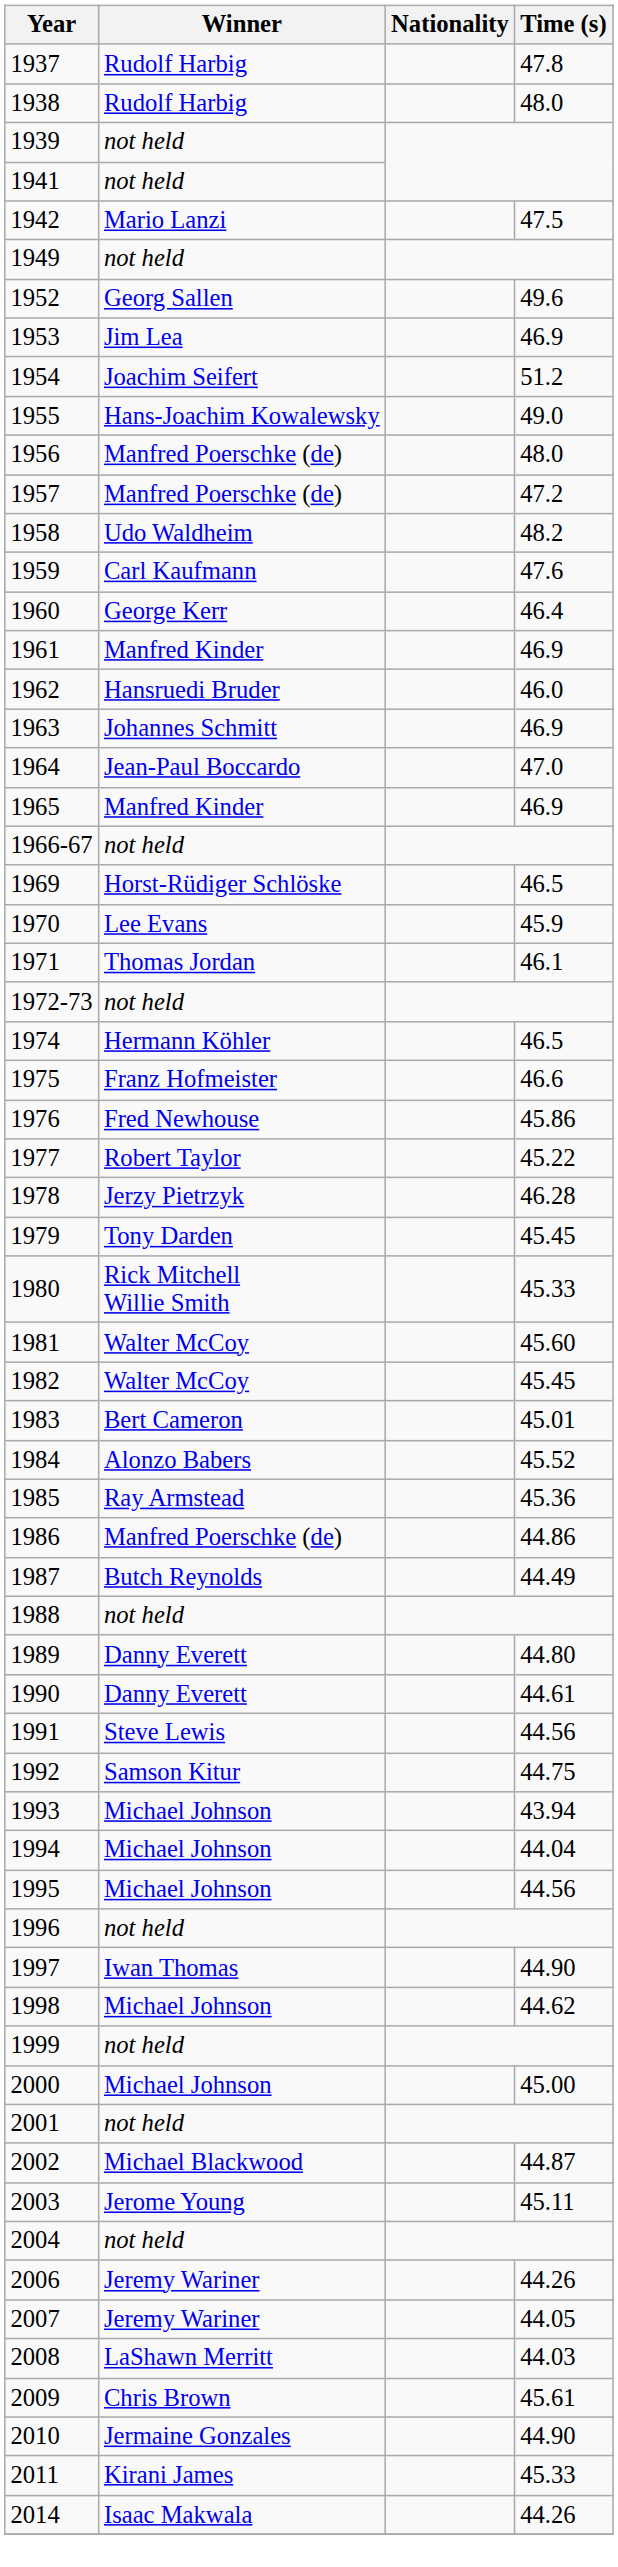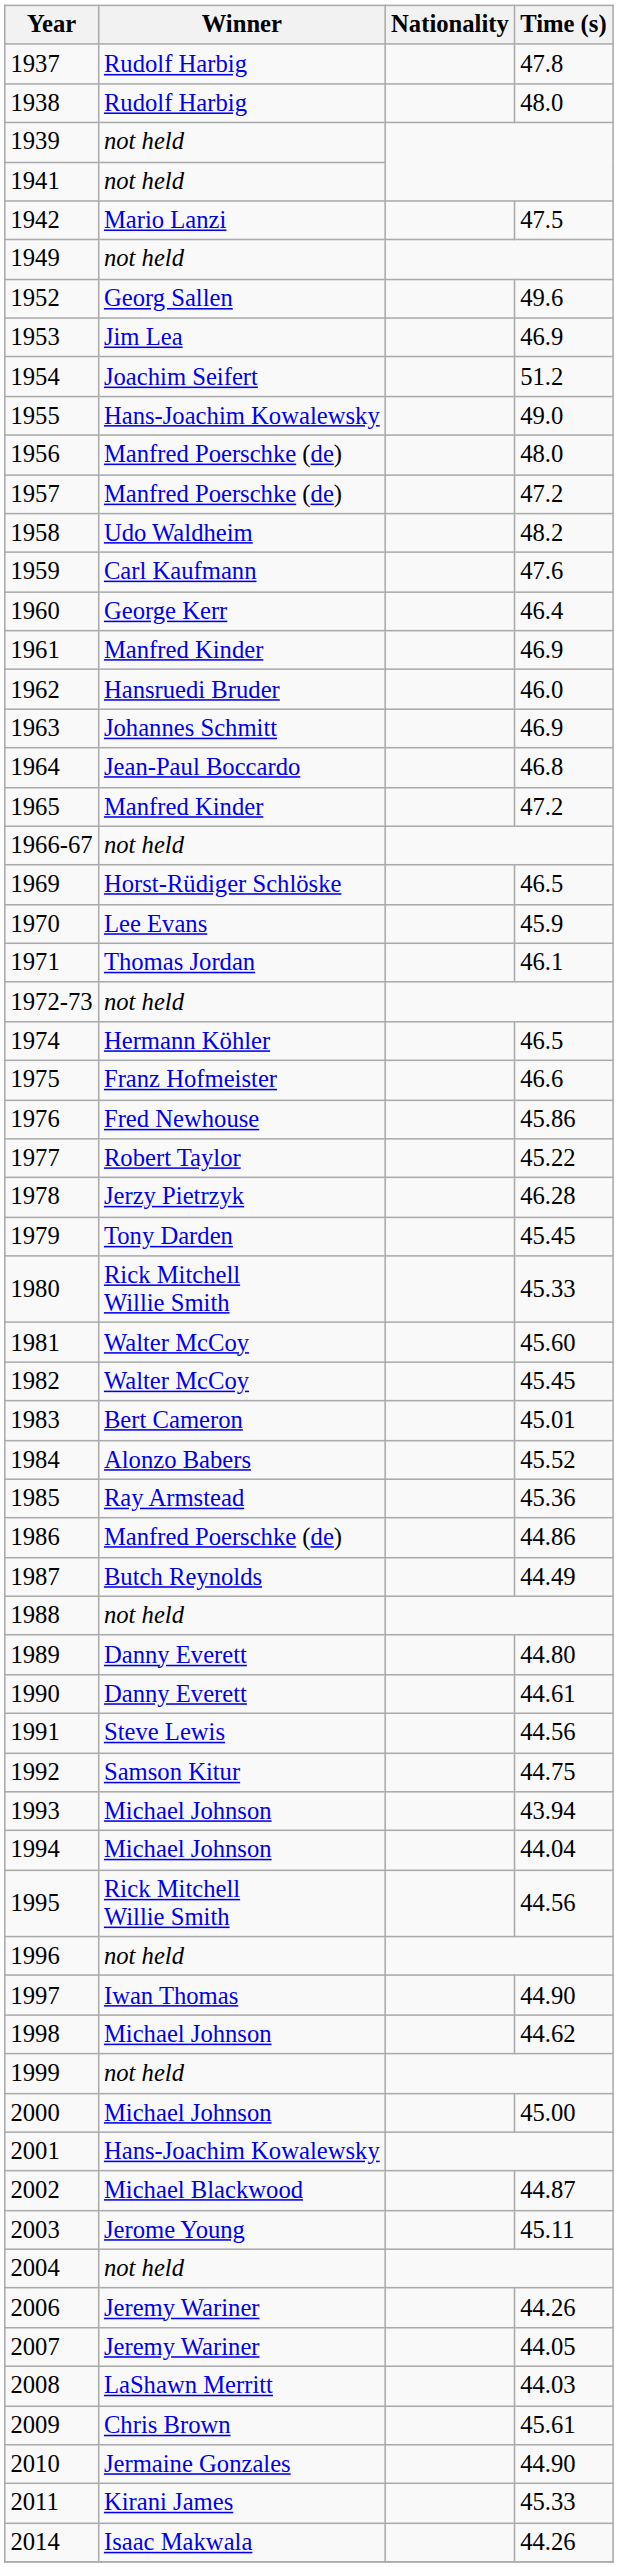(542, 767) 47.0 -> (542, 767) 46.8
(542, 806) 46.9 -> (542, 806) 47.2
(188, 1889) Michael Johnson -> (172, 1902) Rick Mitchell Willie Smith
(144, 2123) not held -> (242, 2151) Hans-Joachim Kowalewsky
